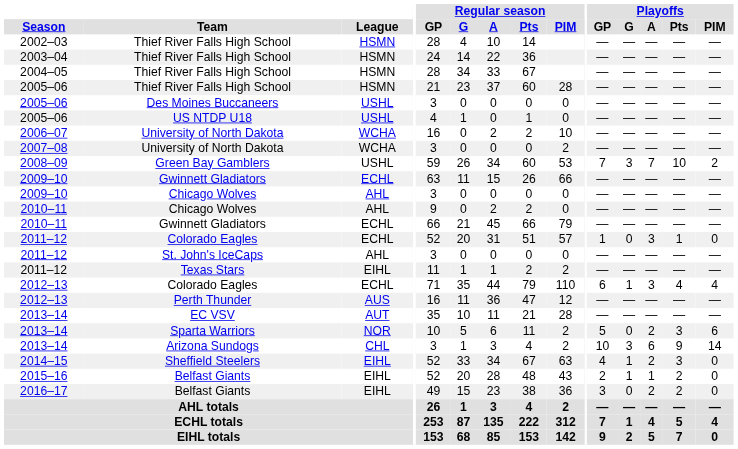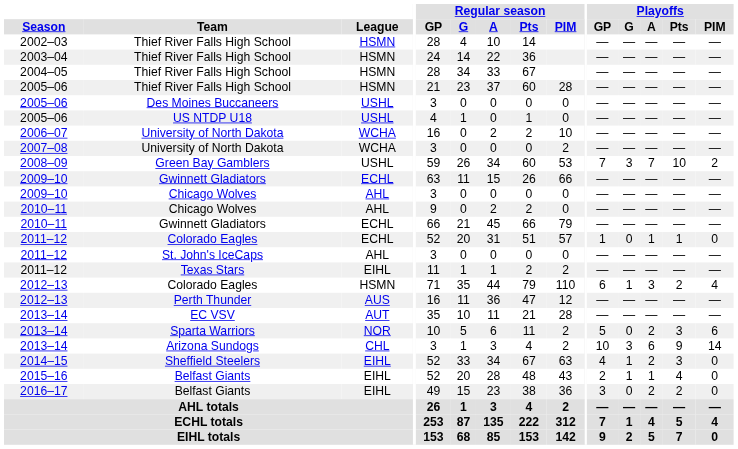(651, 239) 3 -> (651, 239) 1
(377, 285) ECHL -> (377, 285) HSMN
(679, 285) 4 -> (679, 285) 2
(679, 376) 2 -> (679, 376) 4
